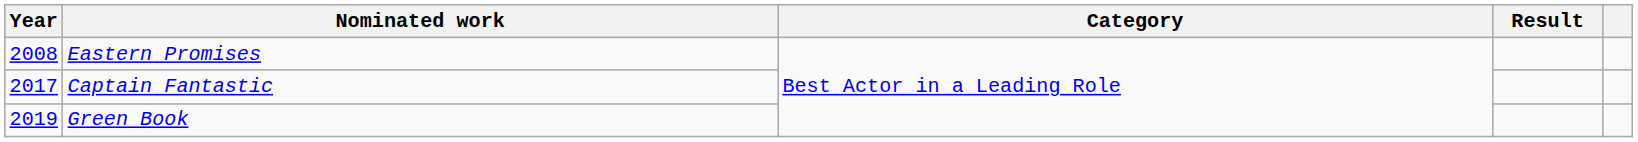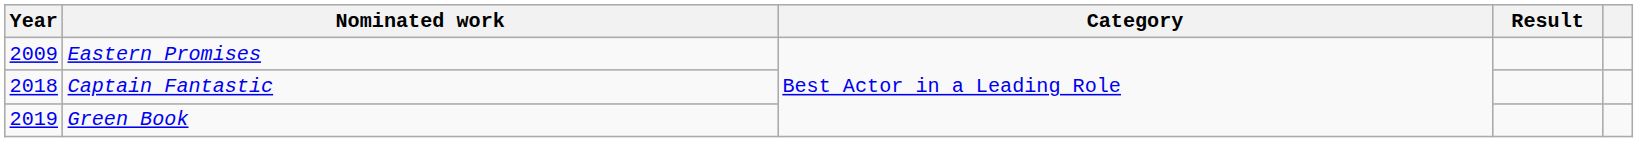(34, 54) 2008 -> (34, 54) 2009
(34, 87) 2017 -> (34, 87) 2018
